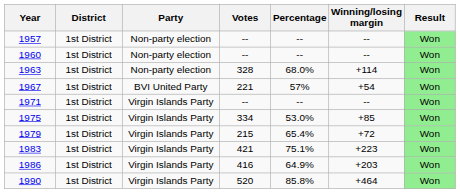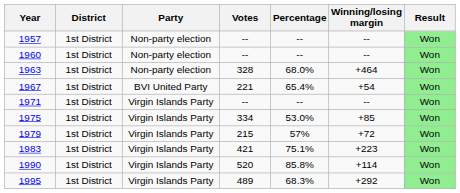(366, 70) +114 -> (366, 70) +464
(300, 86) 57% -> (300, 86) 65.4%
(300, 133) 65.4% -> (300, 133) 57%
- row: (30, 165)
(366, 180) +464 -> (366, 165) +114
+ row: (30, 180)
